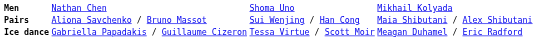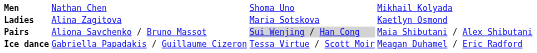+ row: (19, 20)
(305, 20) no background -> (305, 32) lightgrey background
